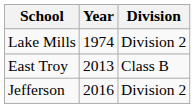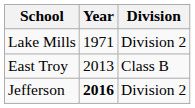(98, 41) 1974 -> (98, 41) 1971
(98, 90) normal -> (98, 90) bold
